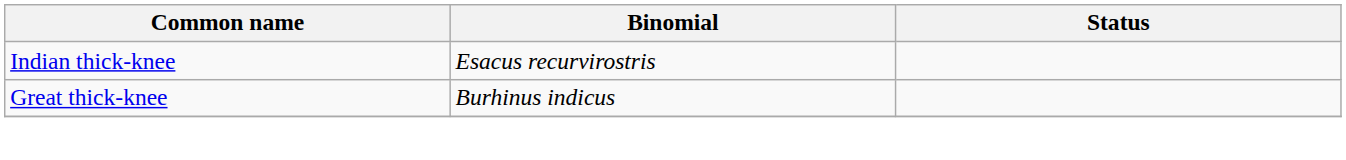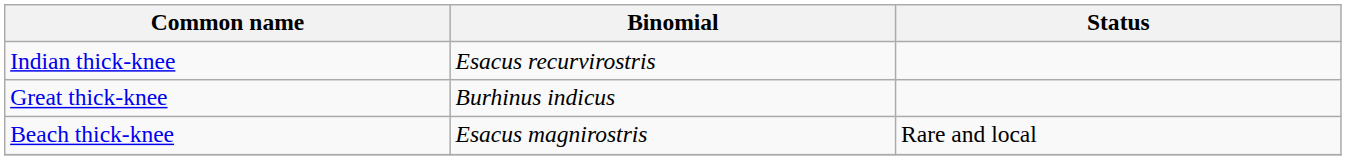+ row: (92, 135)
